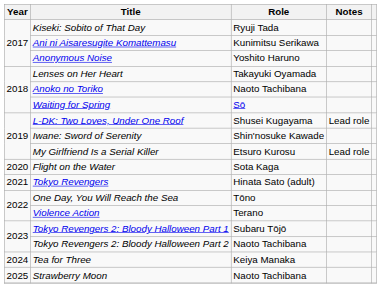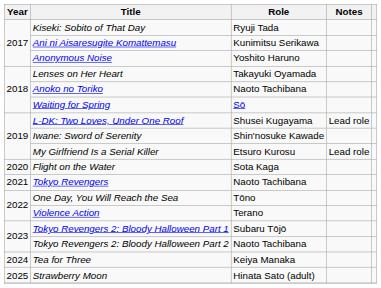(274, 182) Hinata Sato (adult) -> (270, 182) Naoto Tachibana
(270, 275) Naoto Tachibana -> (274, 275) Hinata Sato (adult)
